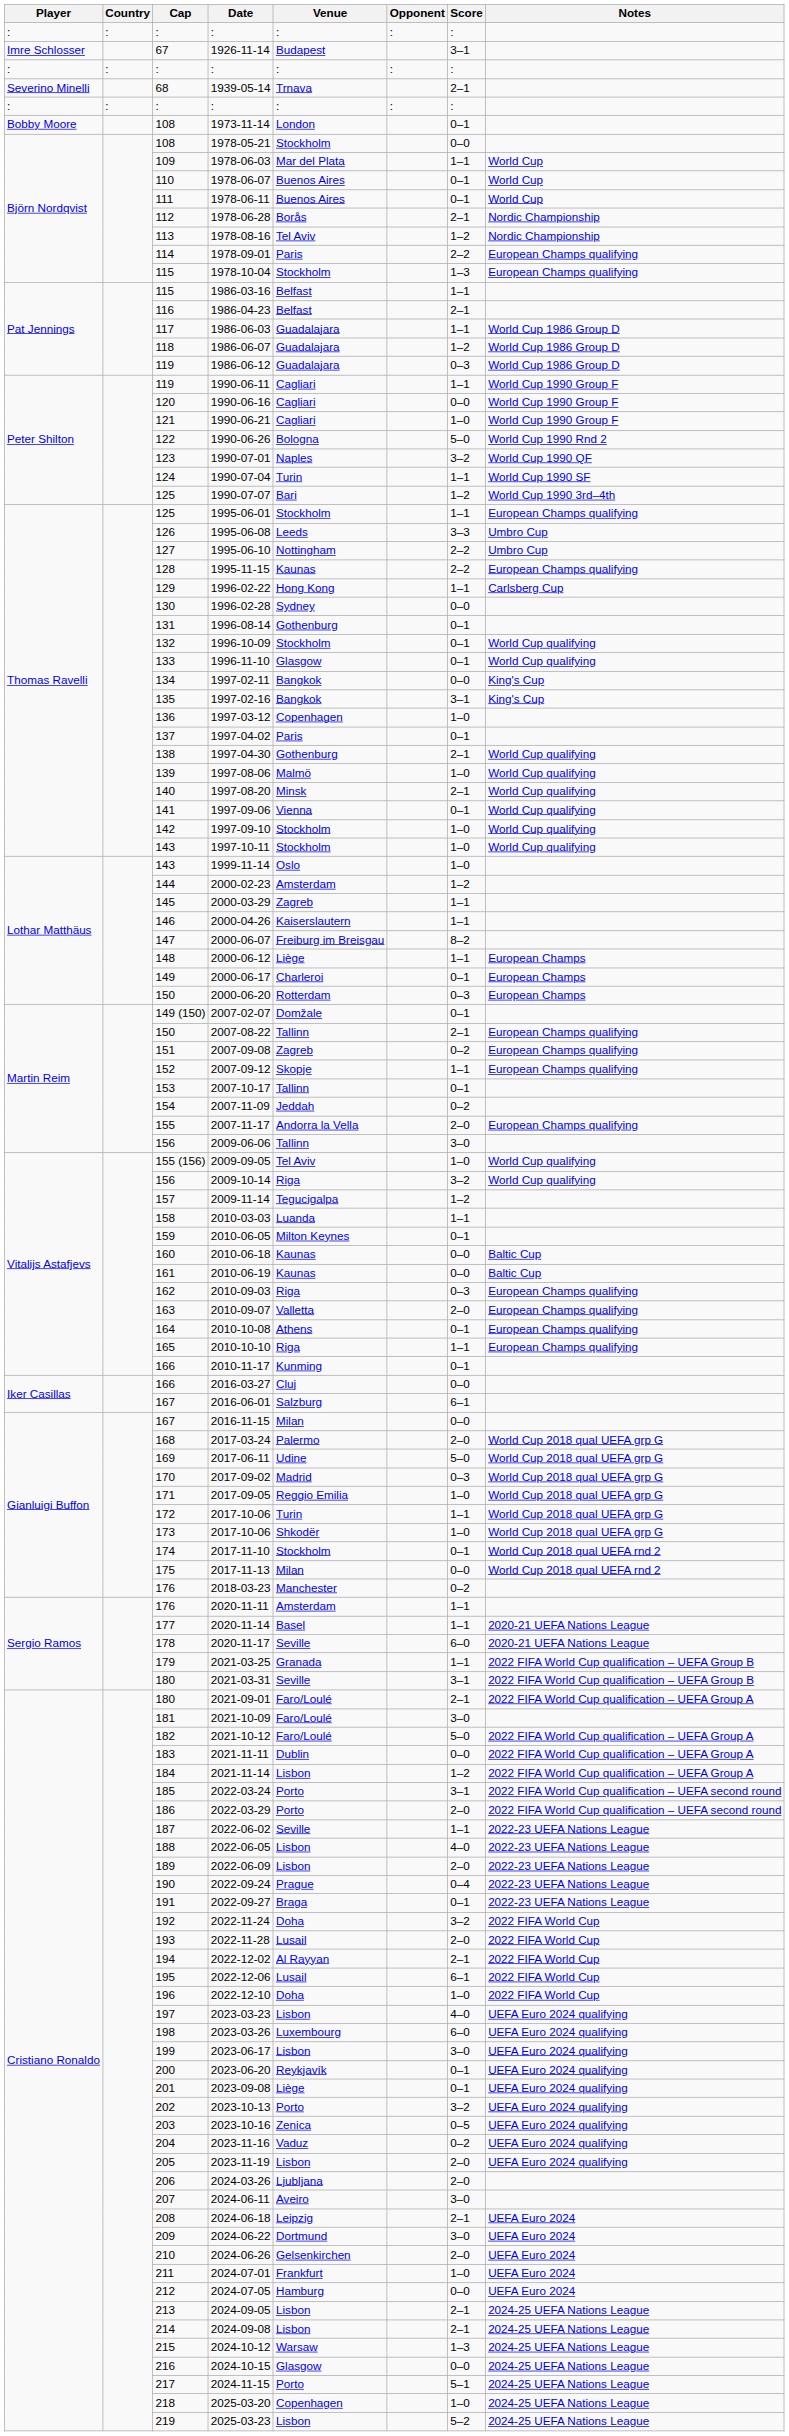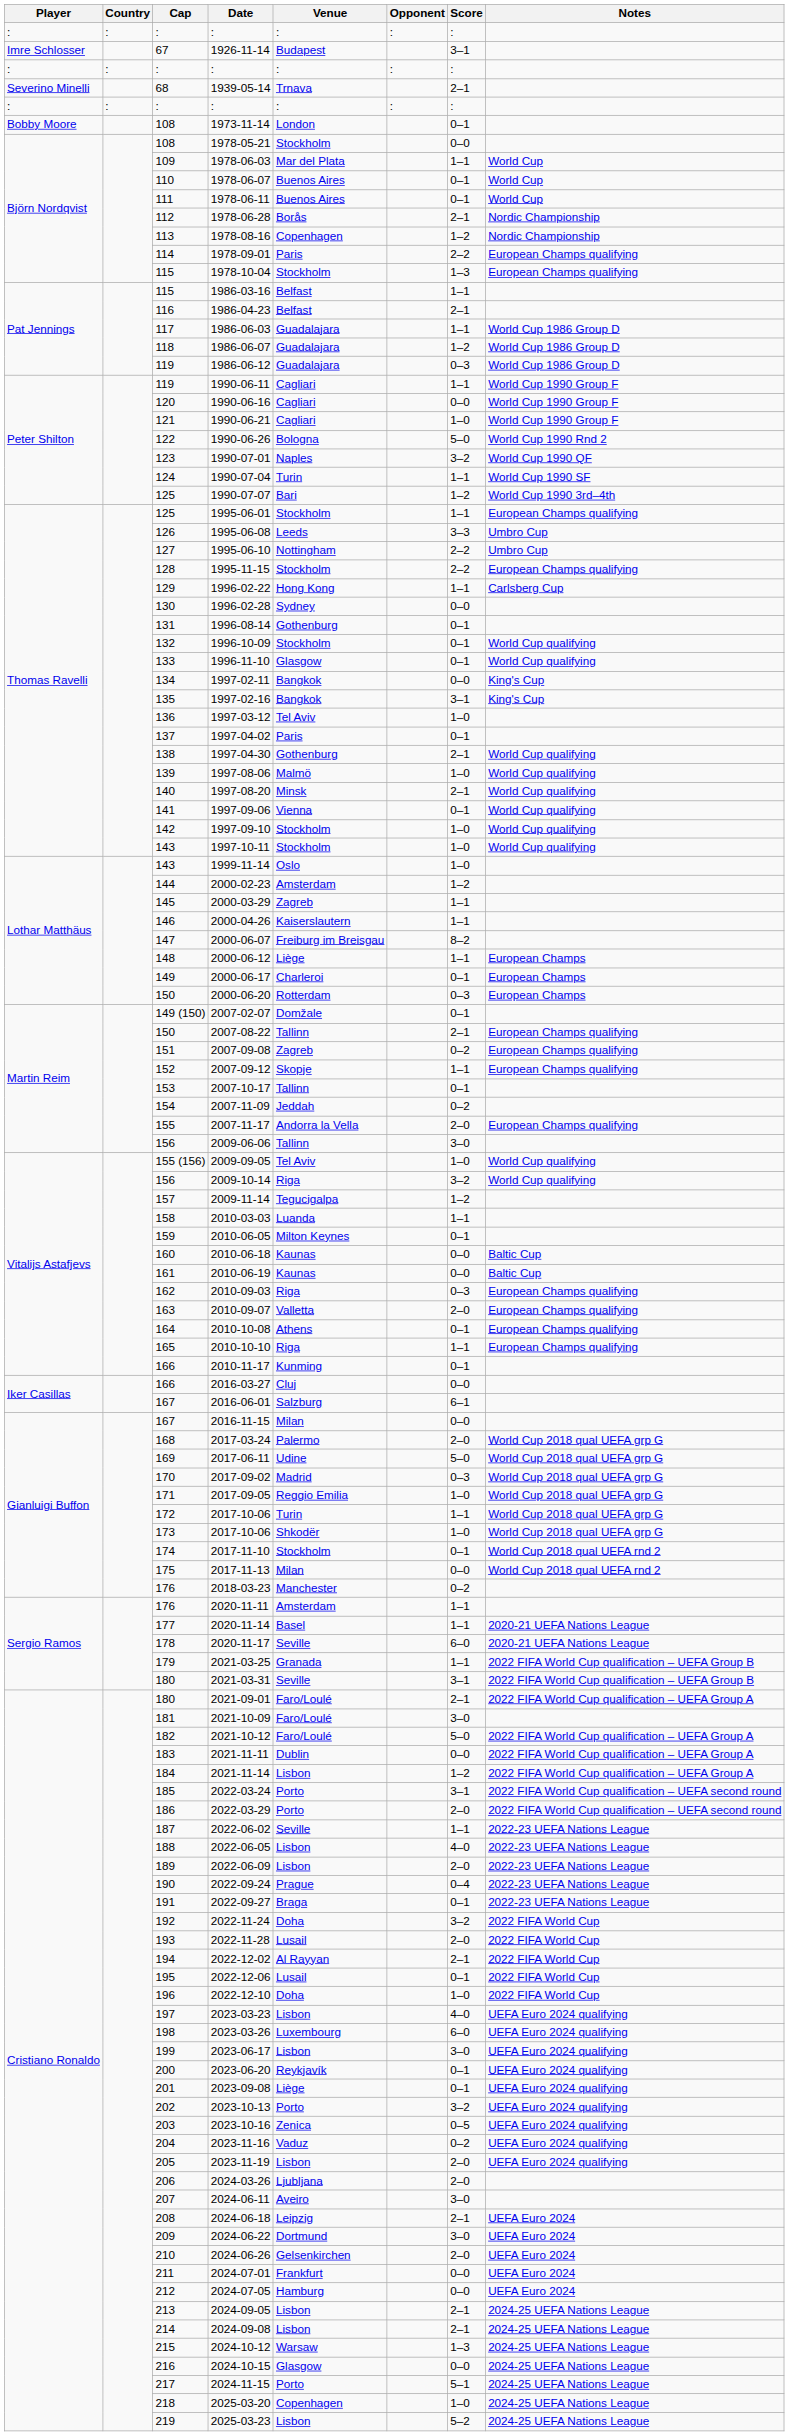(296, 236) Tel Aviv -> (309, 236) Copenhagen
(296, 569) Kaunas -> (303, 569) Stockholm
(309, 717) Copenhagen -> (296, 717) Tel Aviv
(460, 1977) 6–1 -> (460, 1977) 0–1
(460, 2273) 1–0 -> (460, 2273) 0–0
